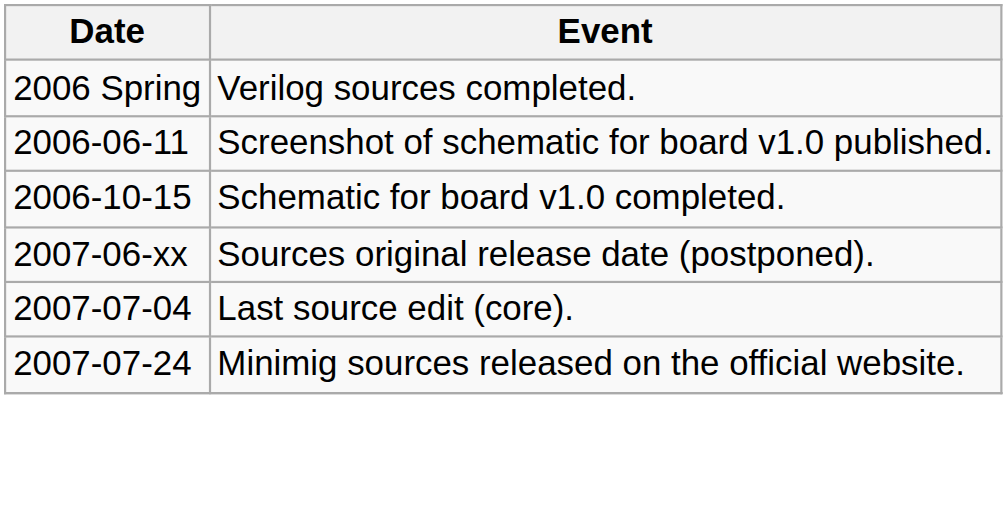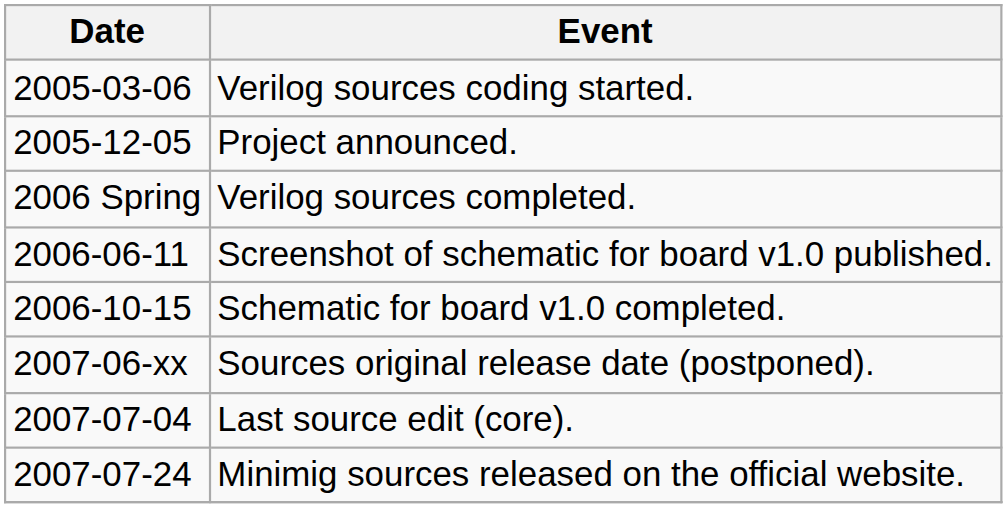+ row: (456, 87)
+ row: (368, 142)
